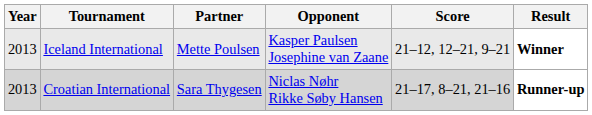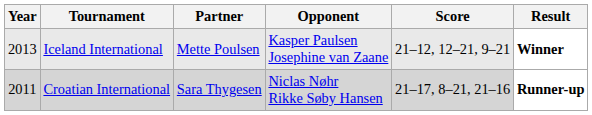(22, 89) 2013 -> (22, 89) 2011
